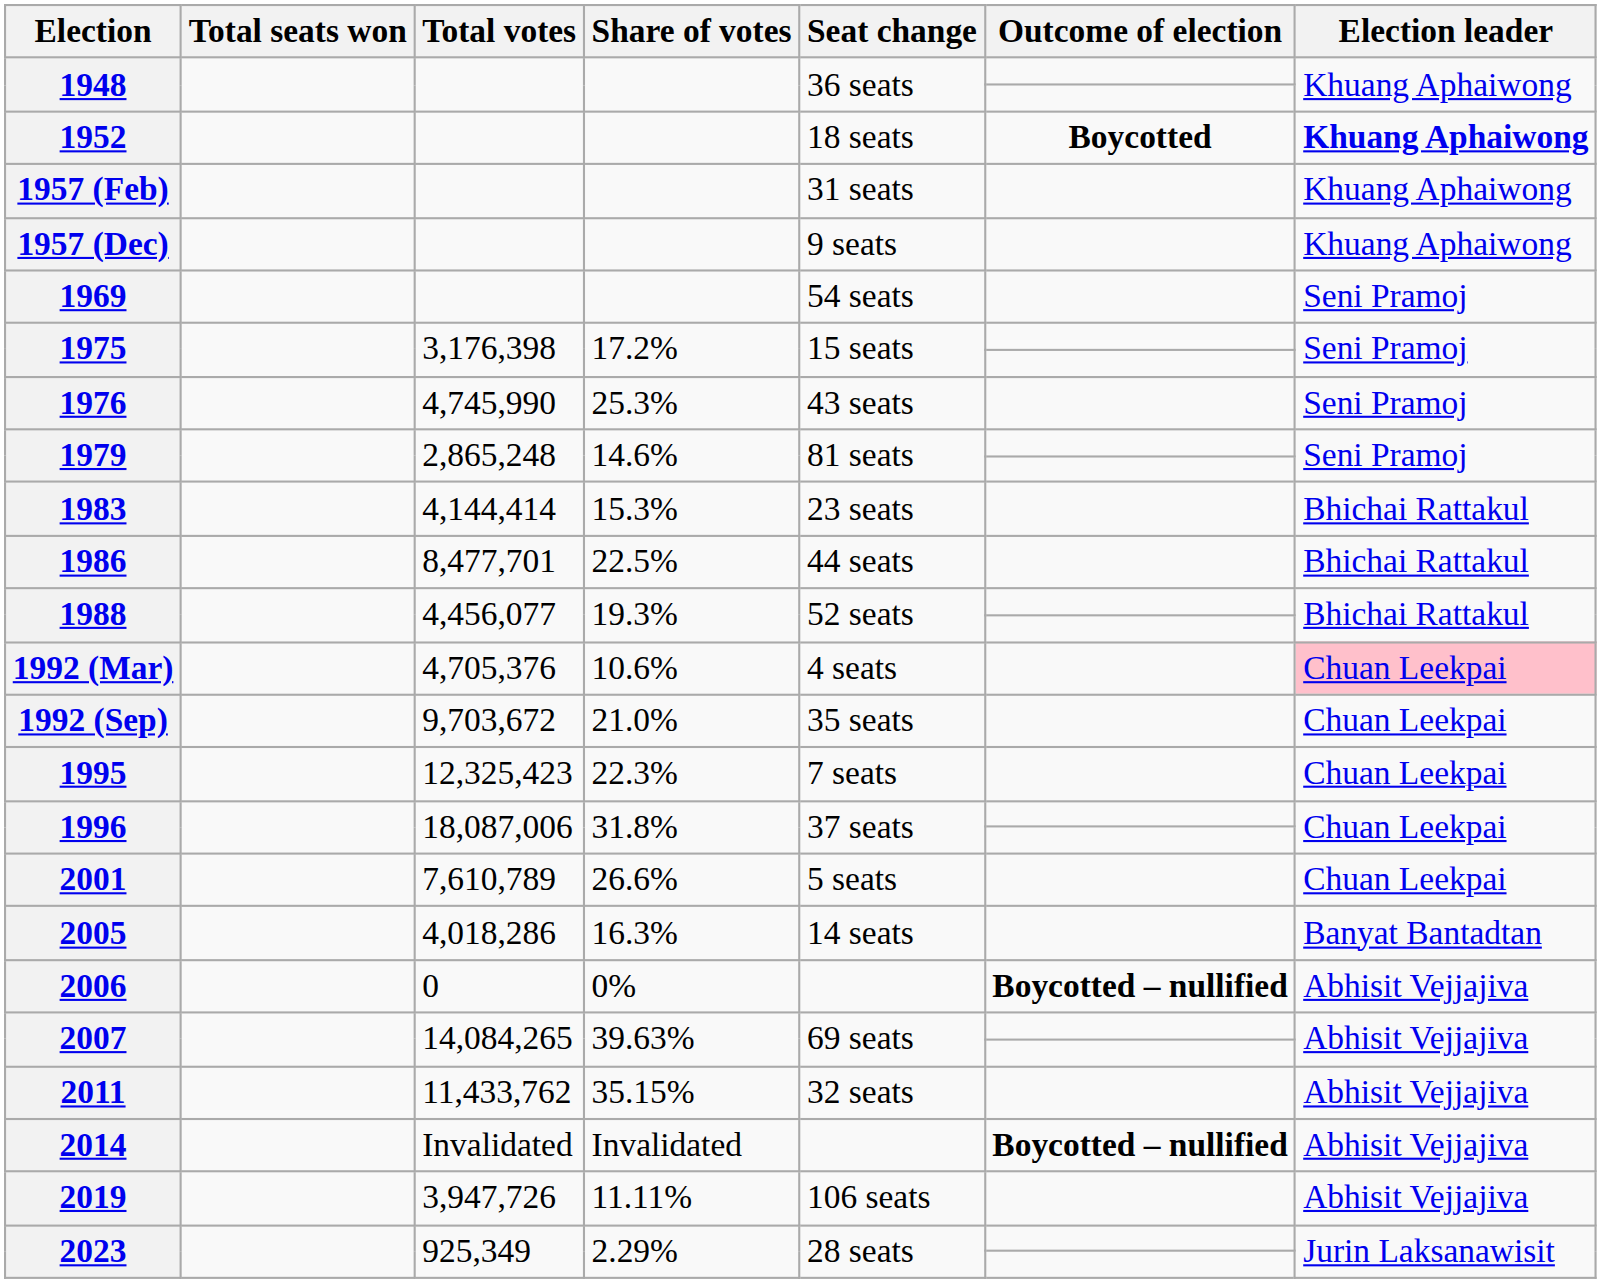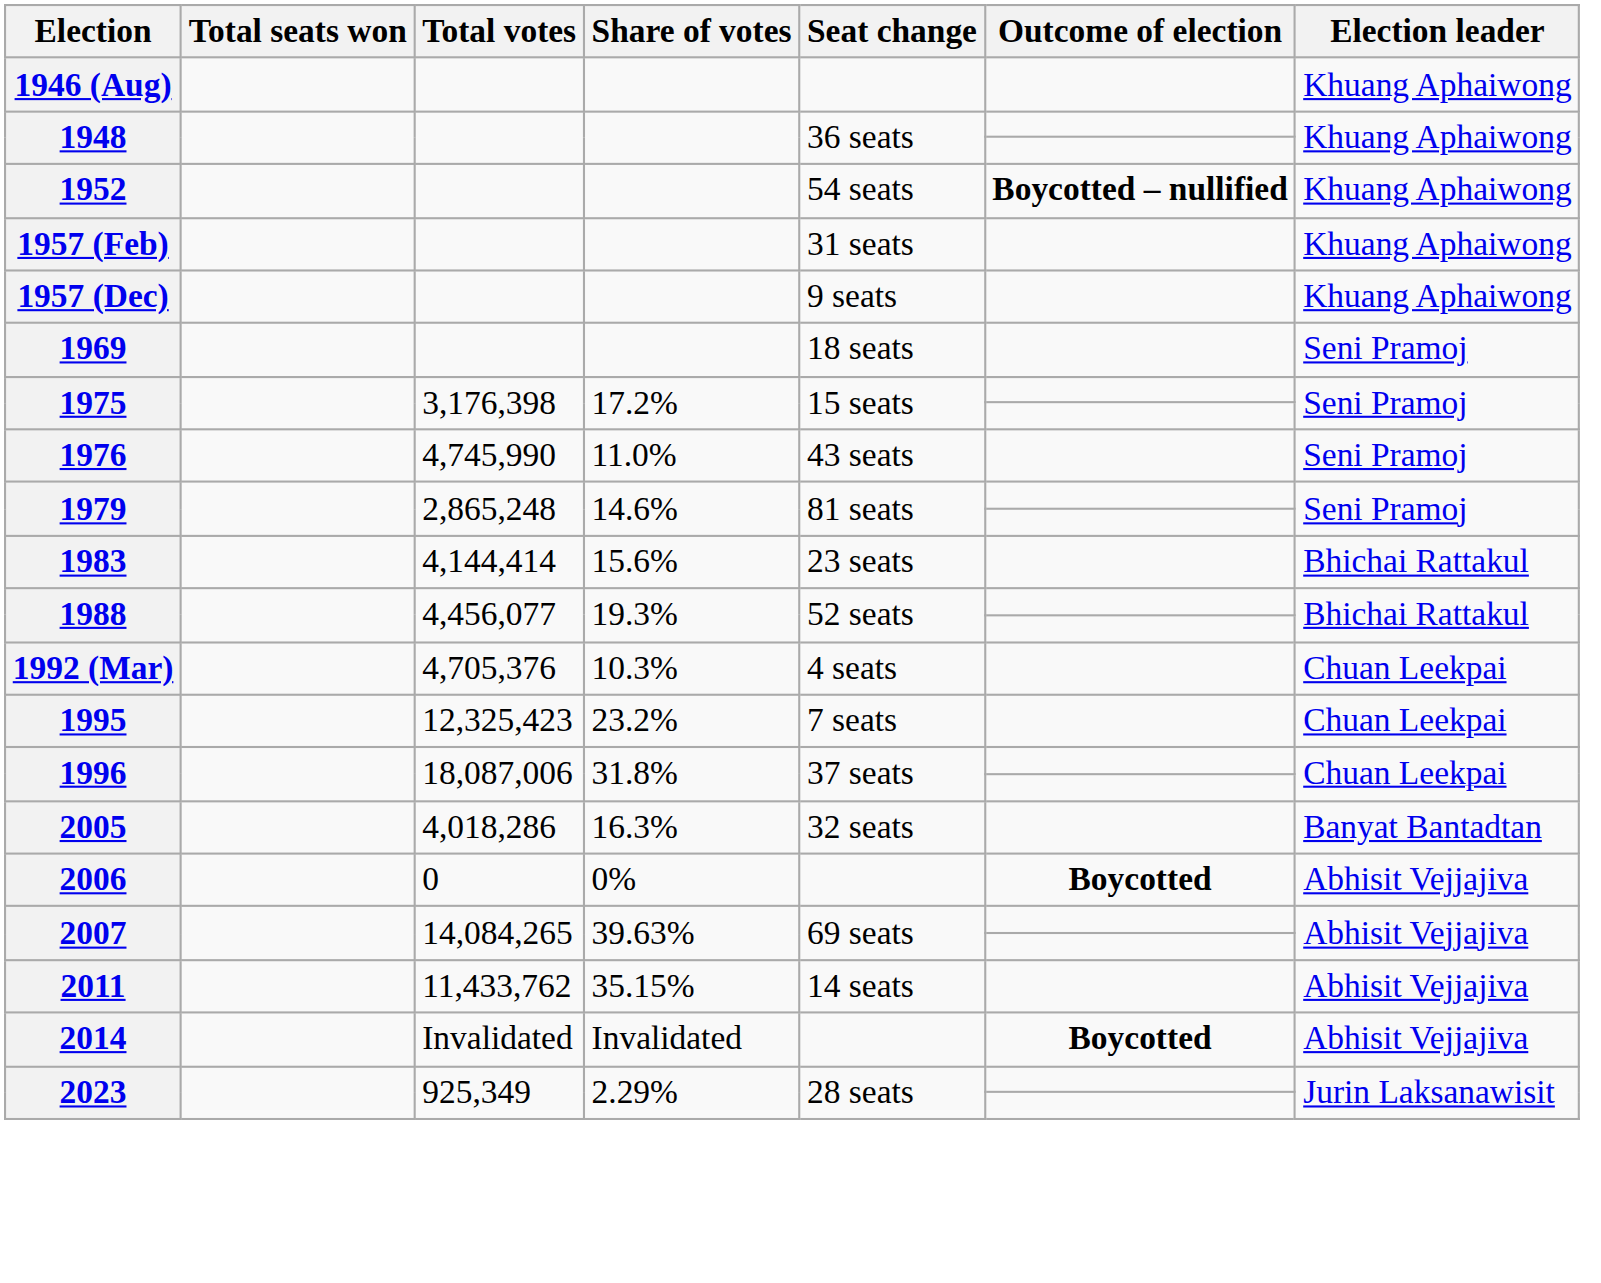+ row: (93, 84)
(860, 137) 18 seats -> (860, 190) 54 seats
(1140, 137) Boycotted -> (1140, 190) Boycotted – nullified
(1446, 137) bold -> (1437, 190) normal
(860, 296) 54 seats -> (860, 349) 18 seats
(635, 402) 25.3% -> (634, 455) 11.0%
(635, 508) 15.3% -> (635, 561) 15.6%
- row: (93, 561)
(635, 667) 10.6% -> (635, 667) 10.3%
(1405, 667) pink background -> (1405, 667) no background
- row: (93, 720)
(635, 773) 22.3% -> (635, 720) 23.2%
- row: (93, 879)
(860, 932) 14 seats -> (860, 826) 32 seats
(1140, 985) Boycotted – nullified -> (1140, 879) Boycotted
(860, 1091) 32 seats -> (860, 985) 14 seats
(1140, 1144) Boycotted – nullified -> (1140, 1038) Boycotted
- row: (93, 1197)
